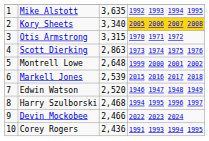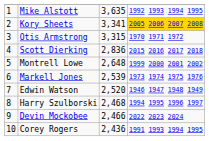(113, 24) 3,340 -> (113, 24) 3,341
(113, 50) 2,863 -> (113, 50) 2,836
(166, 50) 1973 1974 1975 1976 -> (166, 50) 2015 2016 2017 2018
(166, 77) 2015 2016 2017 2018 -> (166, 77) 1973 1974 1975 1976
